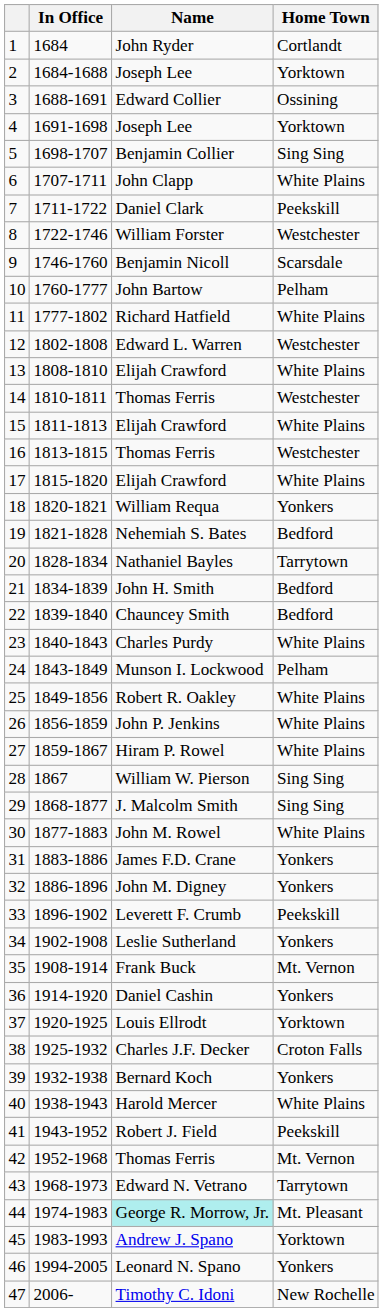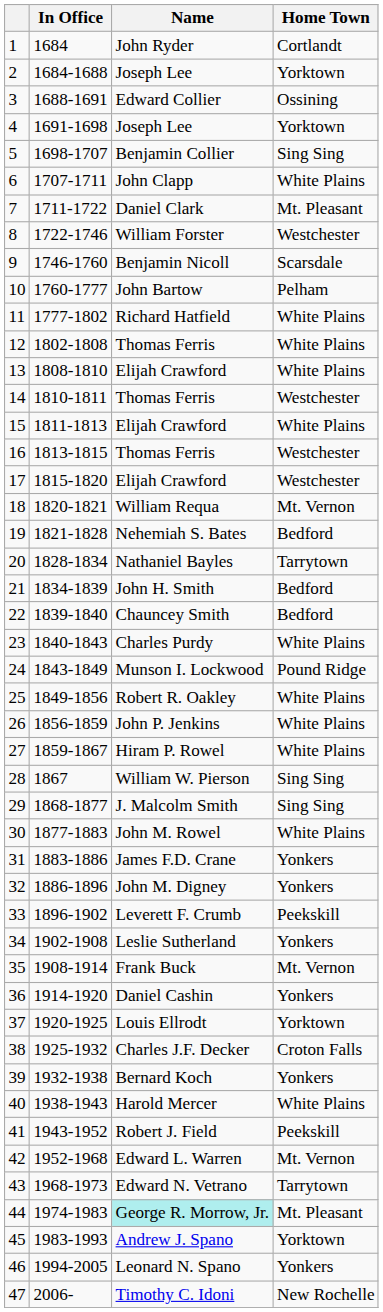(308, 208) Peekskill -> (320, 208) Mt. Pleasant
(179, 343) Edward L. Warren -> (165, 343) Thomas Ferris
(318, 343) Westchester -> (321, 343) White Plains
(321, 479) White Plains -> (318, 479) Westchester
(305, 506) Yonkers -> (316, 506) Mt. Vernon
(303, 669) Pelham -> (322, 669) Pound Ridge
(165, 1158) Thomas Ferris -> (179, 1158) Edward L. Warren
